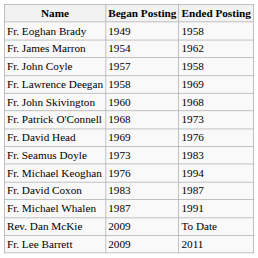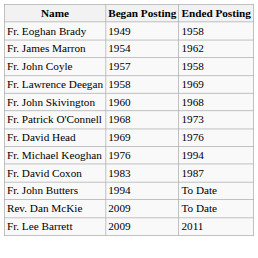- row: (47, 155)
- row: (51, 208)
+ row: (43, 191)
